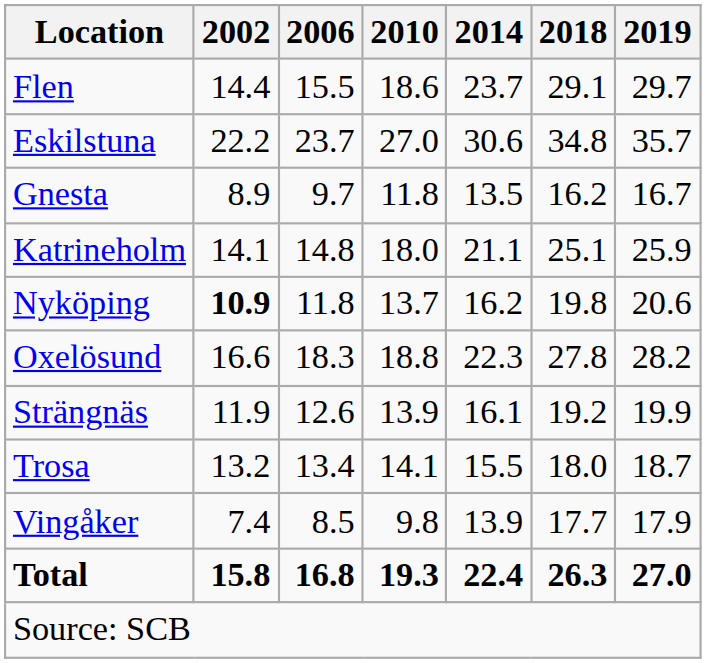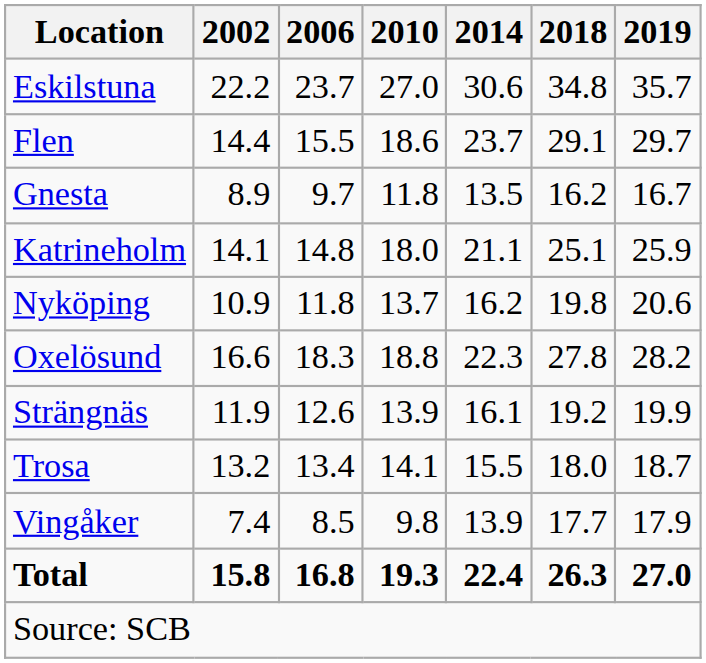rows swapped: (84, 140) <-> (43, 85)
(240, 303) bold -> (240, 303) normal
